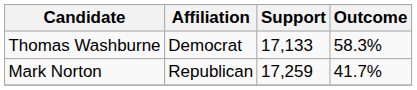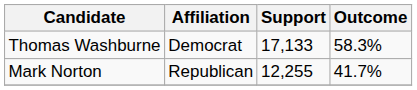(287, 71) 17,259 -> (287, 71) 12,255
